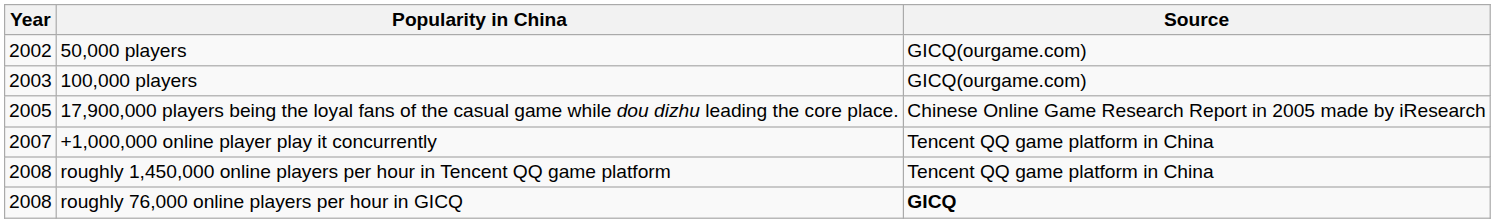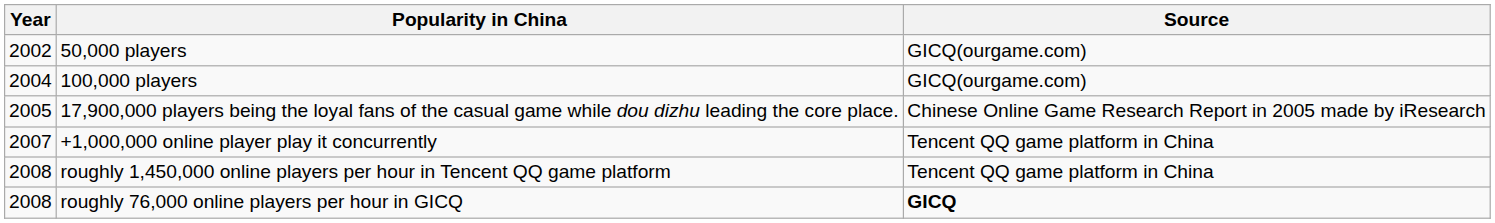(30, 80) 2003 -> (30, 80) 2004
